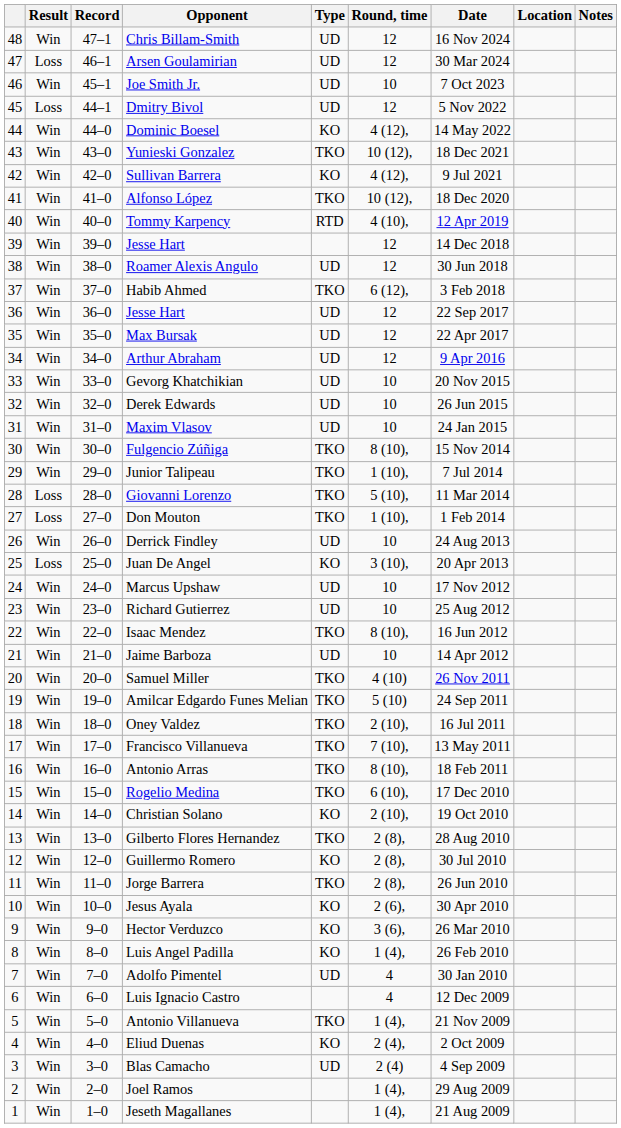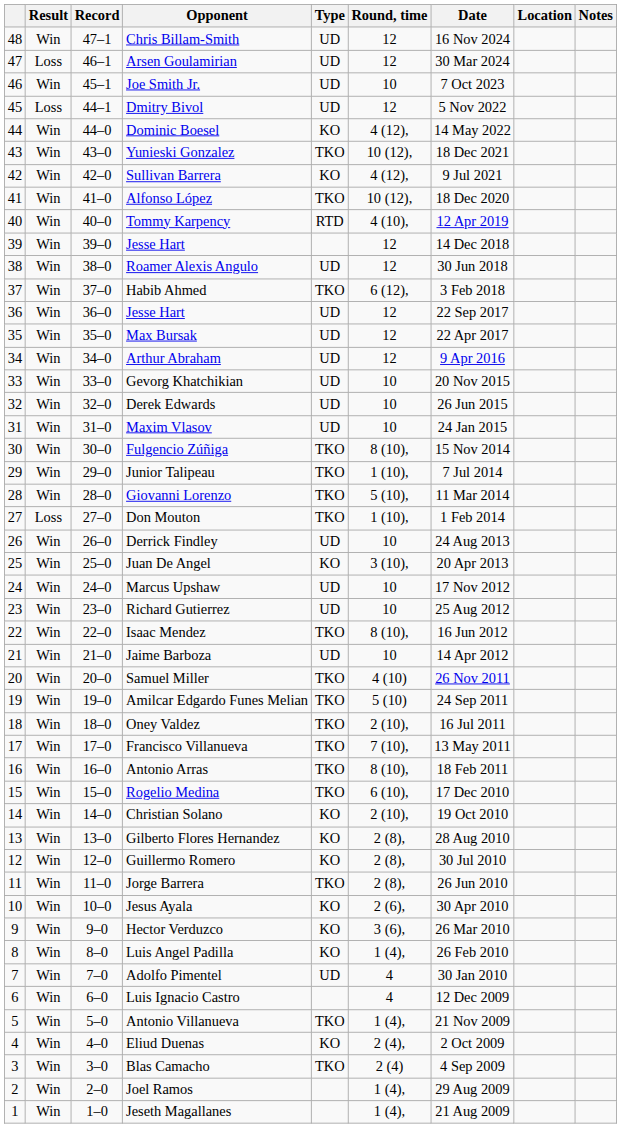(48, 495) Loss -> (48, 495) Win
(48, 564) Loss -> (48, 564) Win
(330, 838) TKO -> (330, 838) KO
(330, 1066) UD -> (330, 1066) TKO
